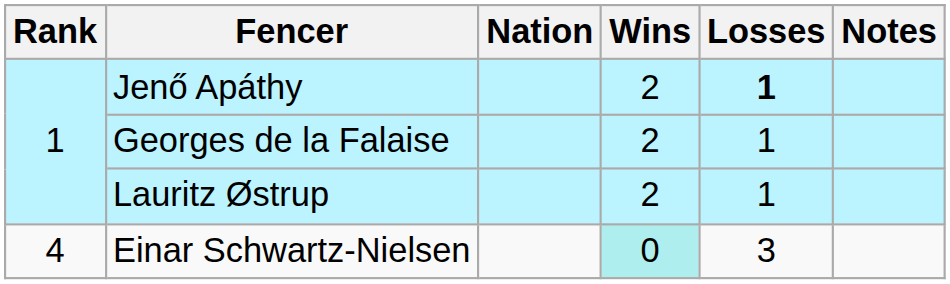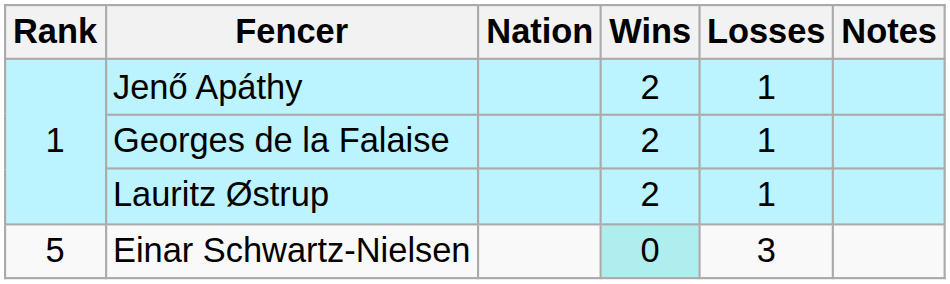(766, 86) bold -> (766, 86) normal
(55, 250) 4 -> (55, 250) 5
